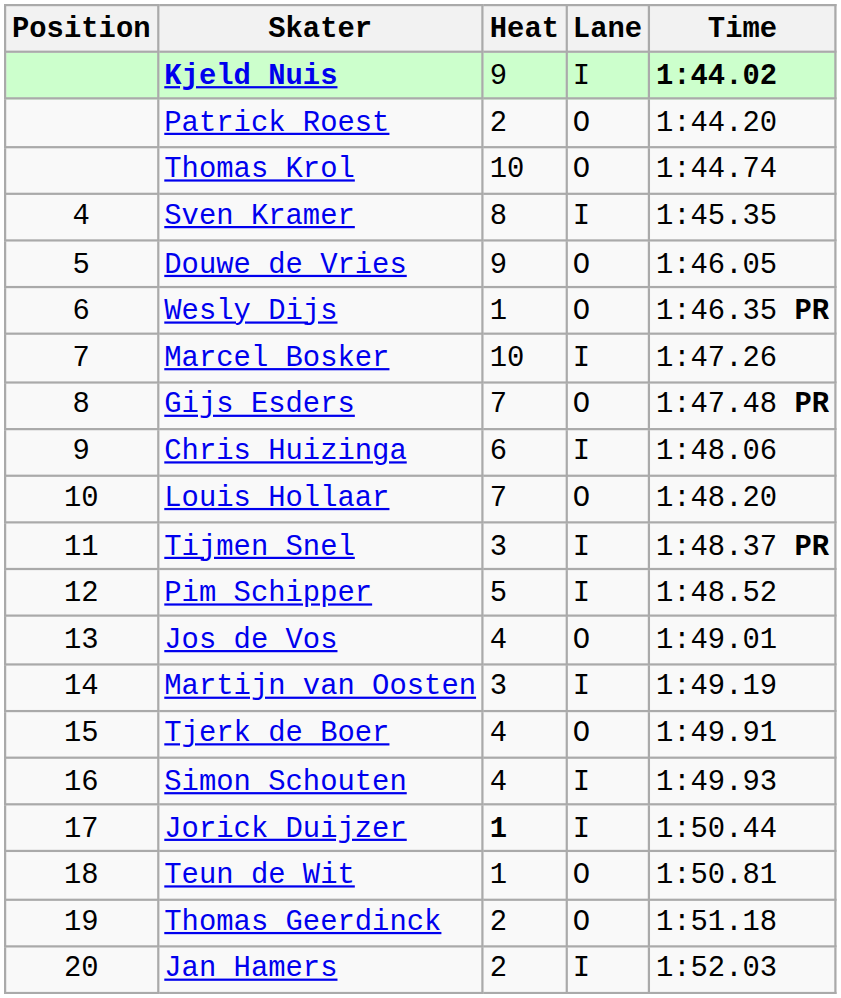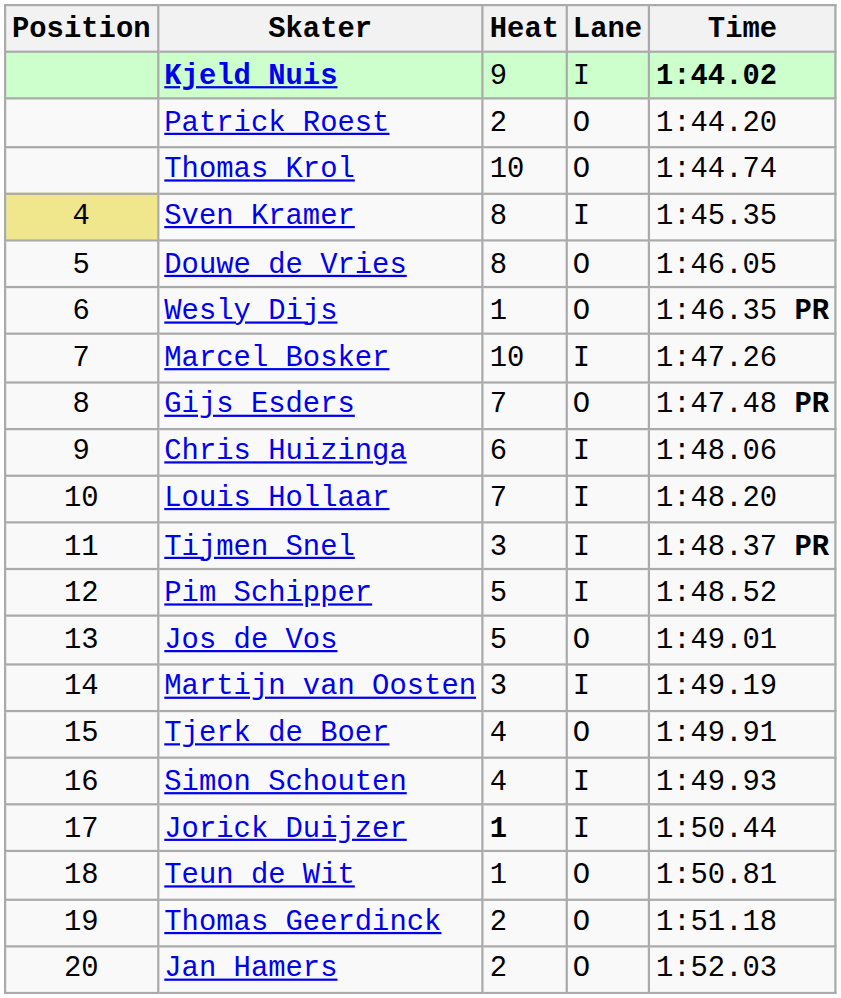(81, 217) no background -> (81, 217) khaki background
(498, 264) 9 -> (498, 264) 8
(582, 499) O -> (582, 499) I
(498, 640) 4 -> (498, 640) 5
(582, 969) I -> (582, 969) O
